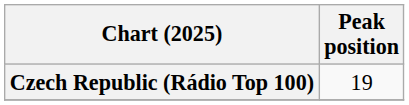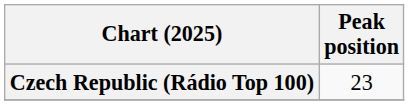(362, 81) 19 -> (362, 81) 23
